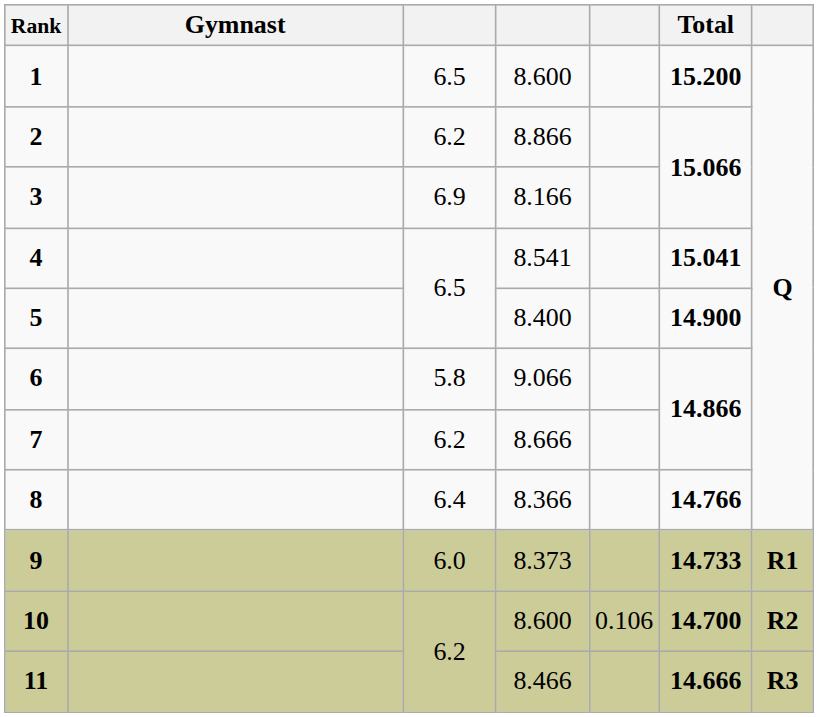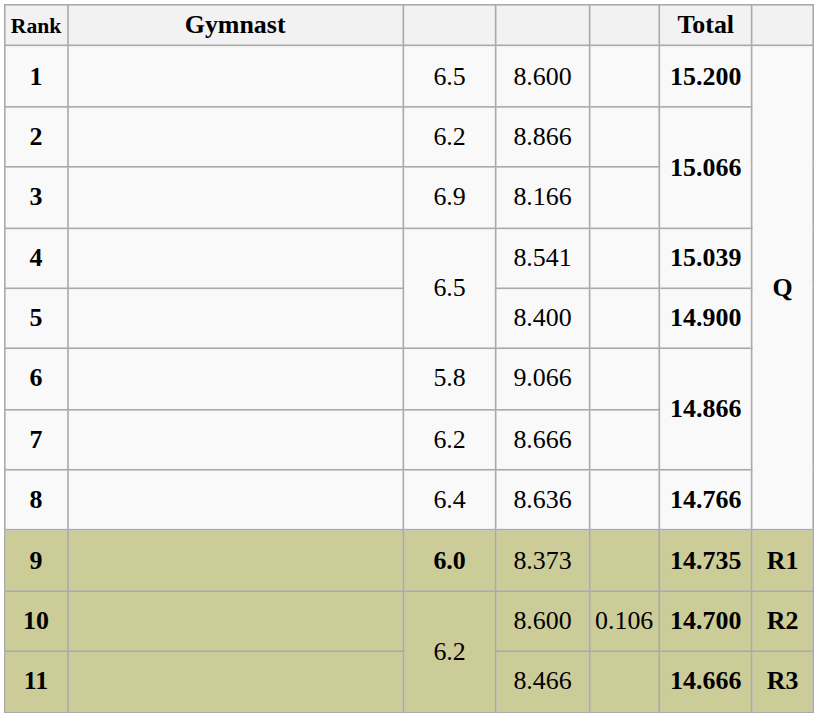(706, 257) 15.041 -> (706, 257) 15.039
(543, 499) 8.366 -> (543, 499) 8.636
(450, 560) normal -> (450, 560) bold
(706, 560) 14.733 -> (706, 560) 14.735
